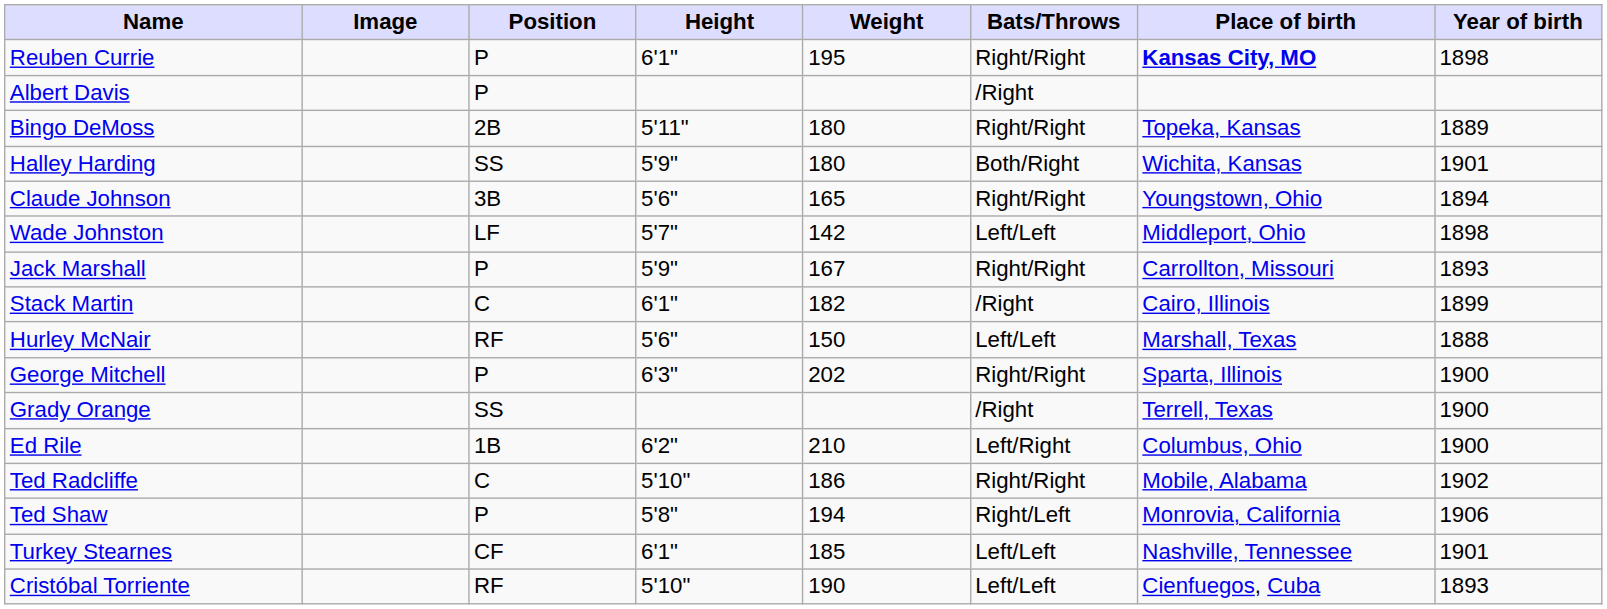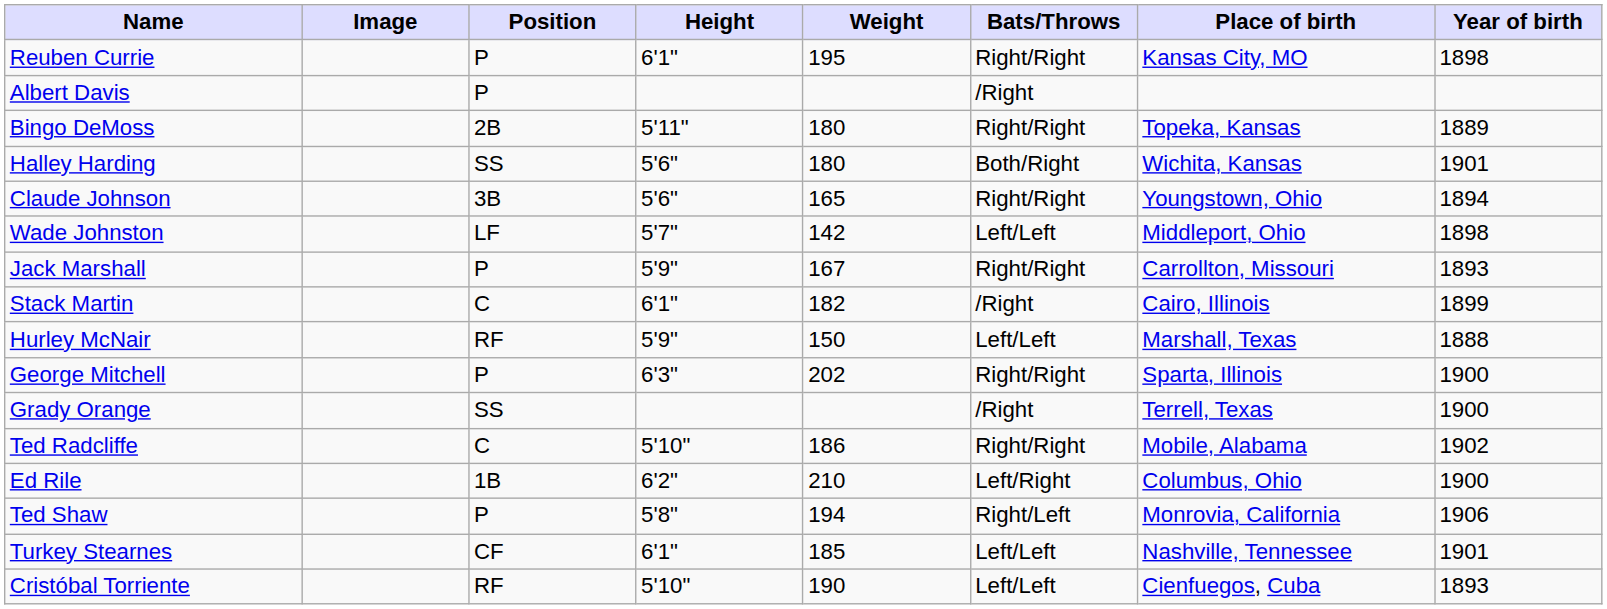(1229, 57) bold -> (1225, 57) normal
(660, 163) 5'9" -> (660, 163) 5'6"
(660, 339) 5'6" -> (660, 339) 5'9"
rows swapped: (74, 480) <-> (46, 445)
